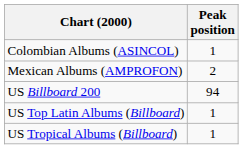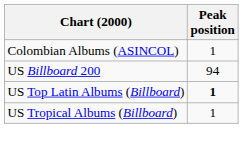- row: (95, 71)
(213, 112) normal -> (213, 92) bold
